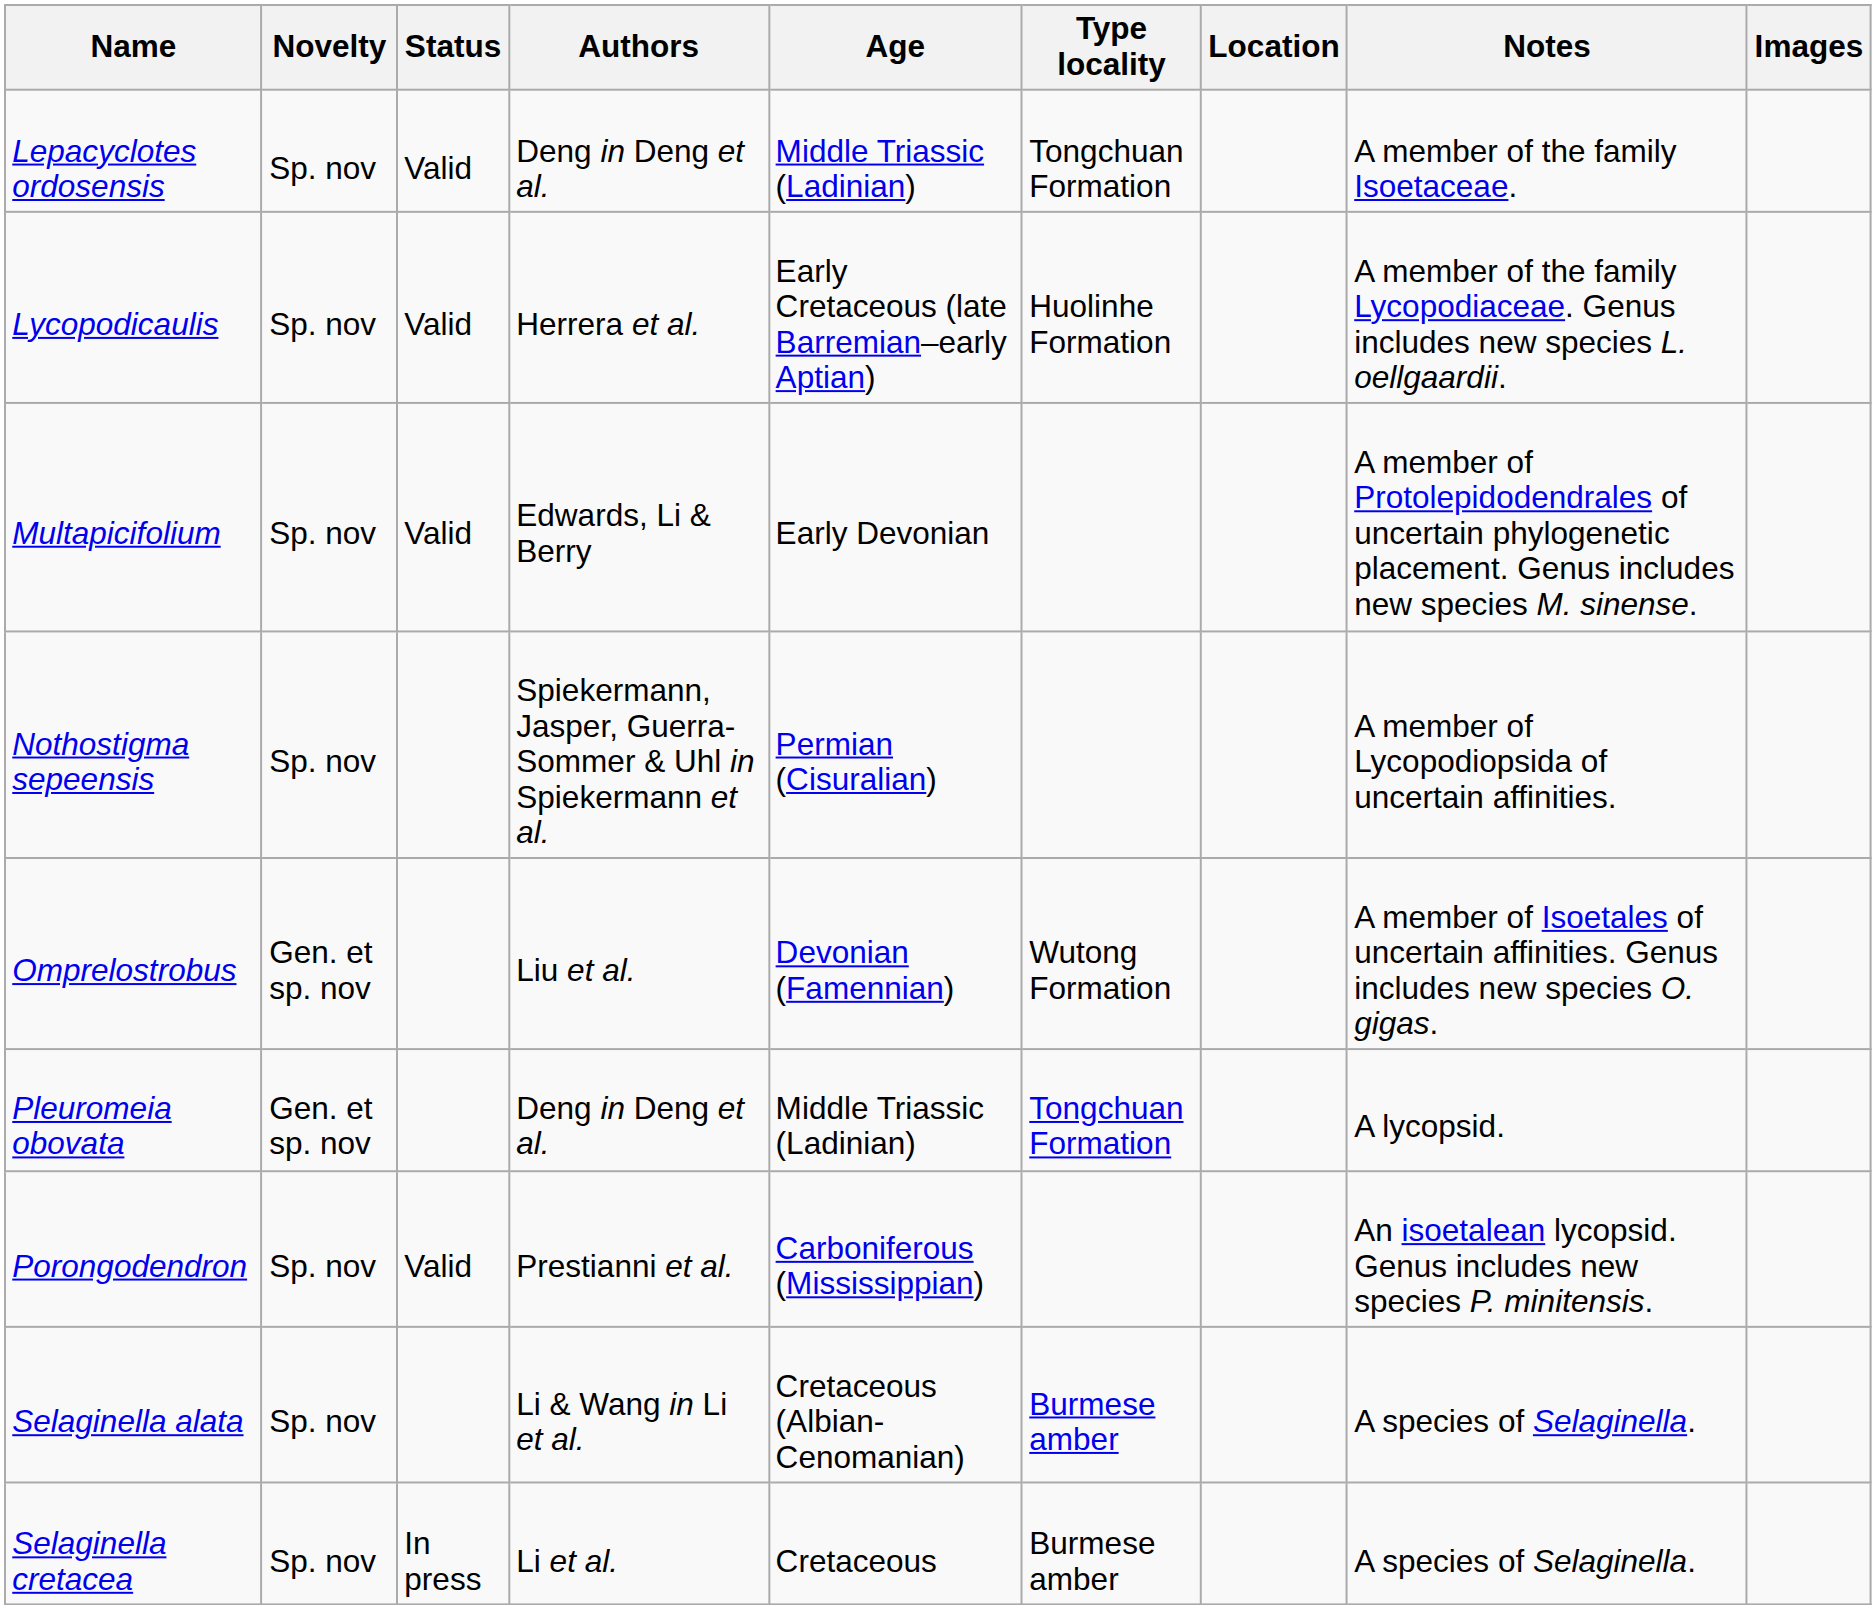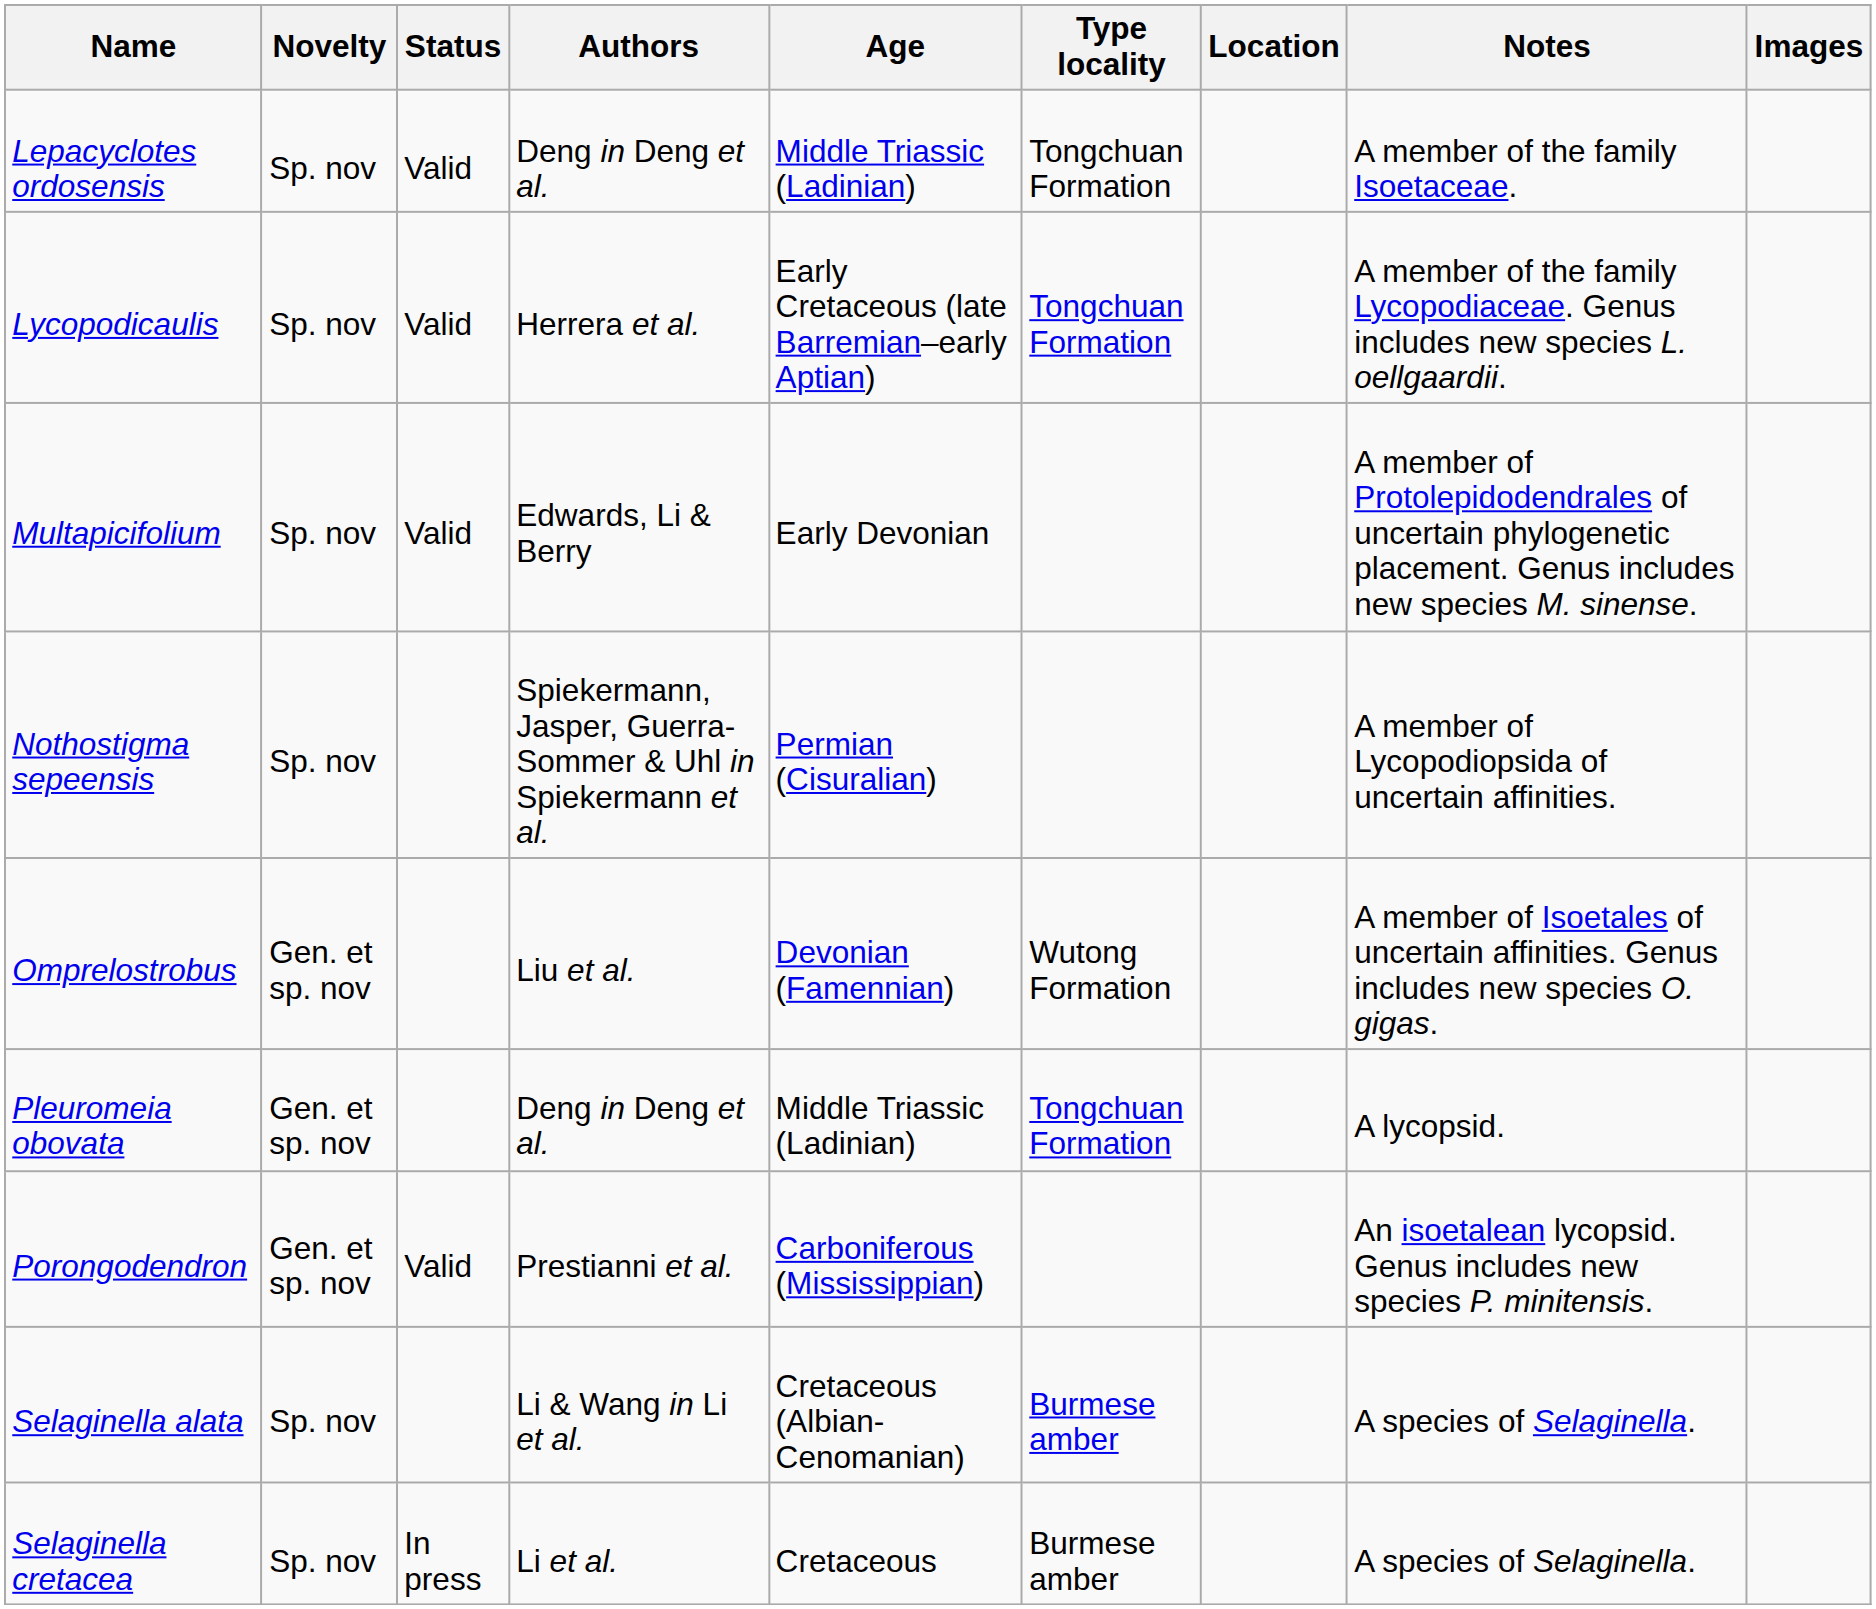(1100, 324) Huolinhe Formation -> (1106, 324) Tongchuan Formation
(323, 1265) Sp. nov -> (321, 1265) Gen. et sp. nov
